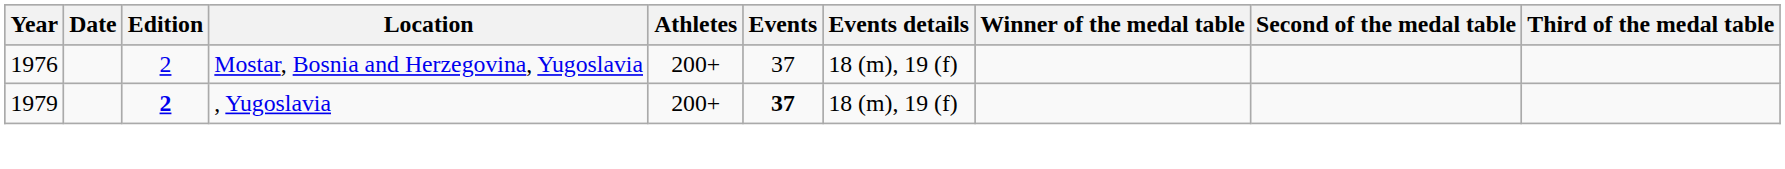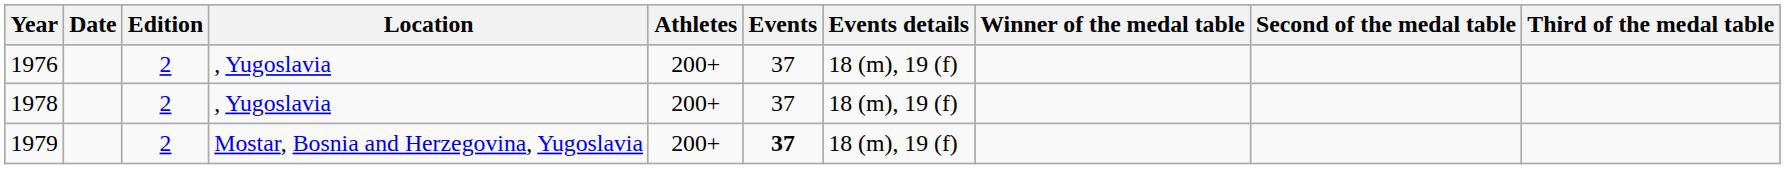(429, 64) Mostar, Bosnia and Herzegovina, Yugoslavia -> (273, 64) , Yugoslavia
+ row: (34, 103)
(165, 103) bold -> (165, 143) normal
(273, 103) , Yugoslavia -> (429, 143) Mostar, Bosnia and Herzegovina, Yugoslavia
